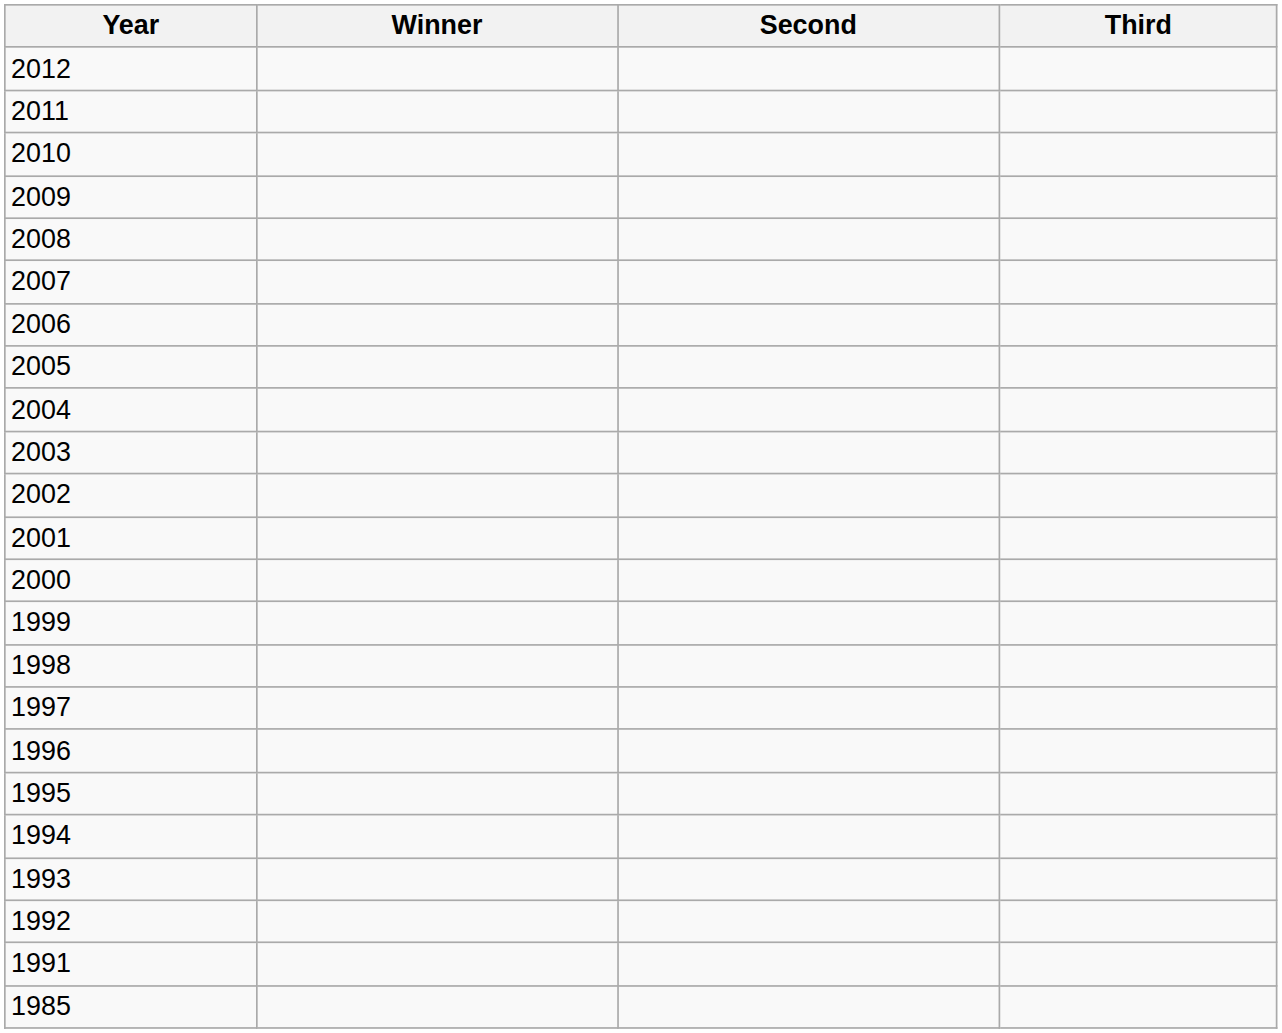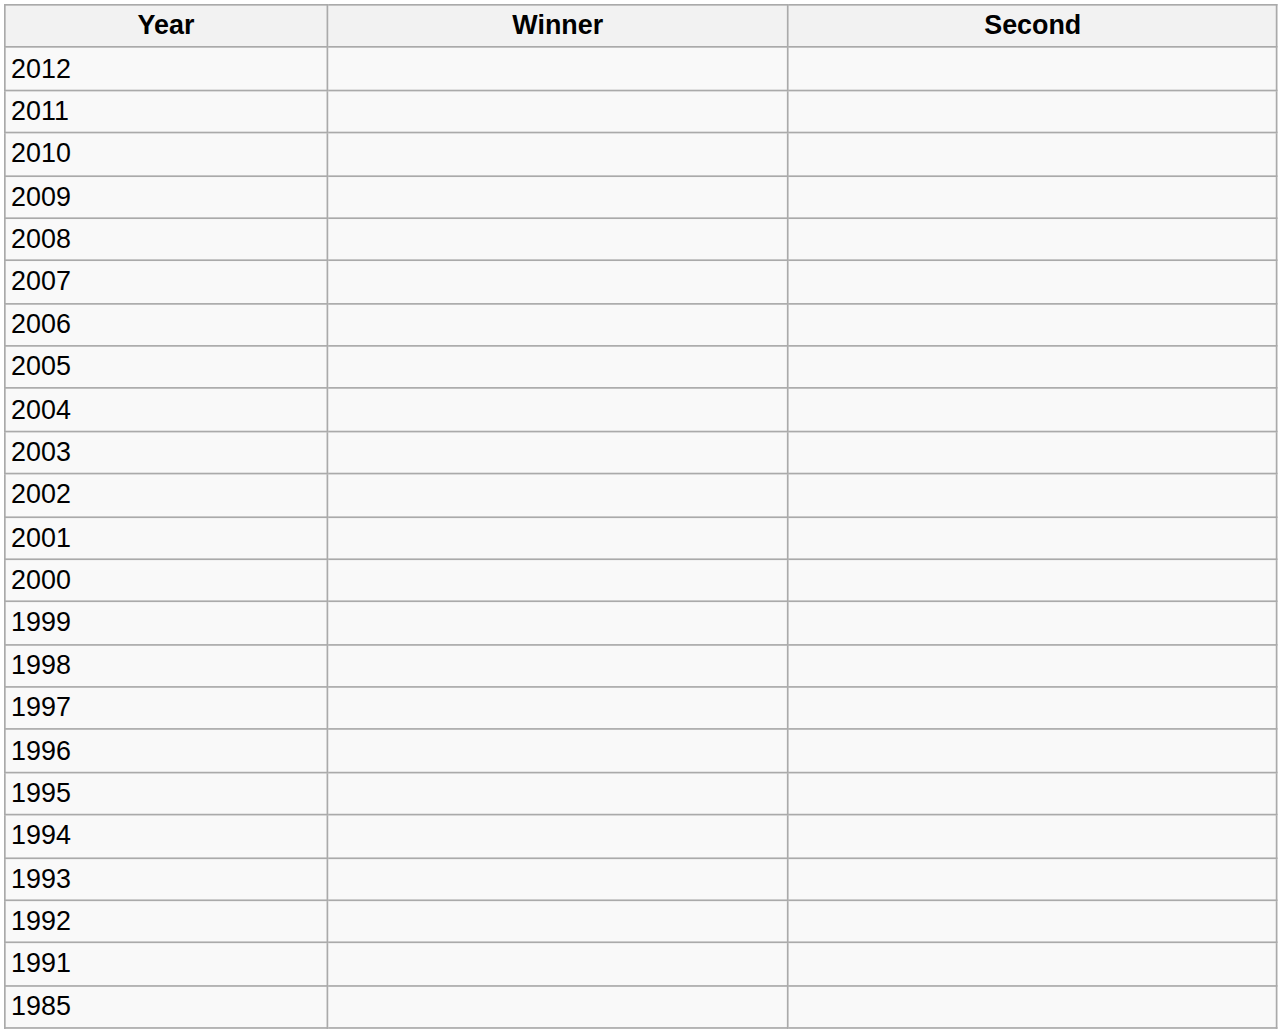- column: (1138, 25)
